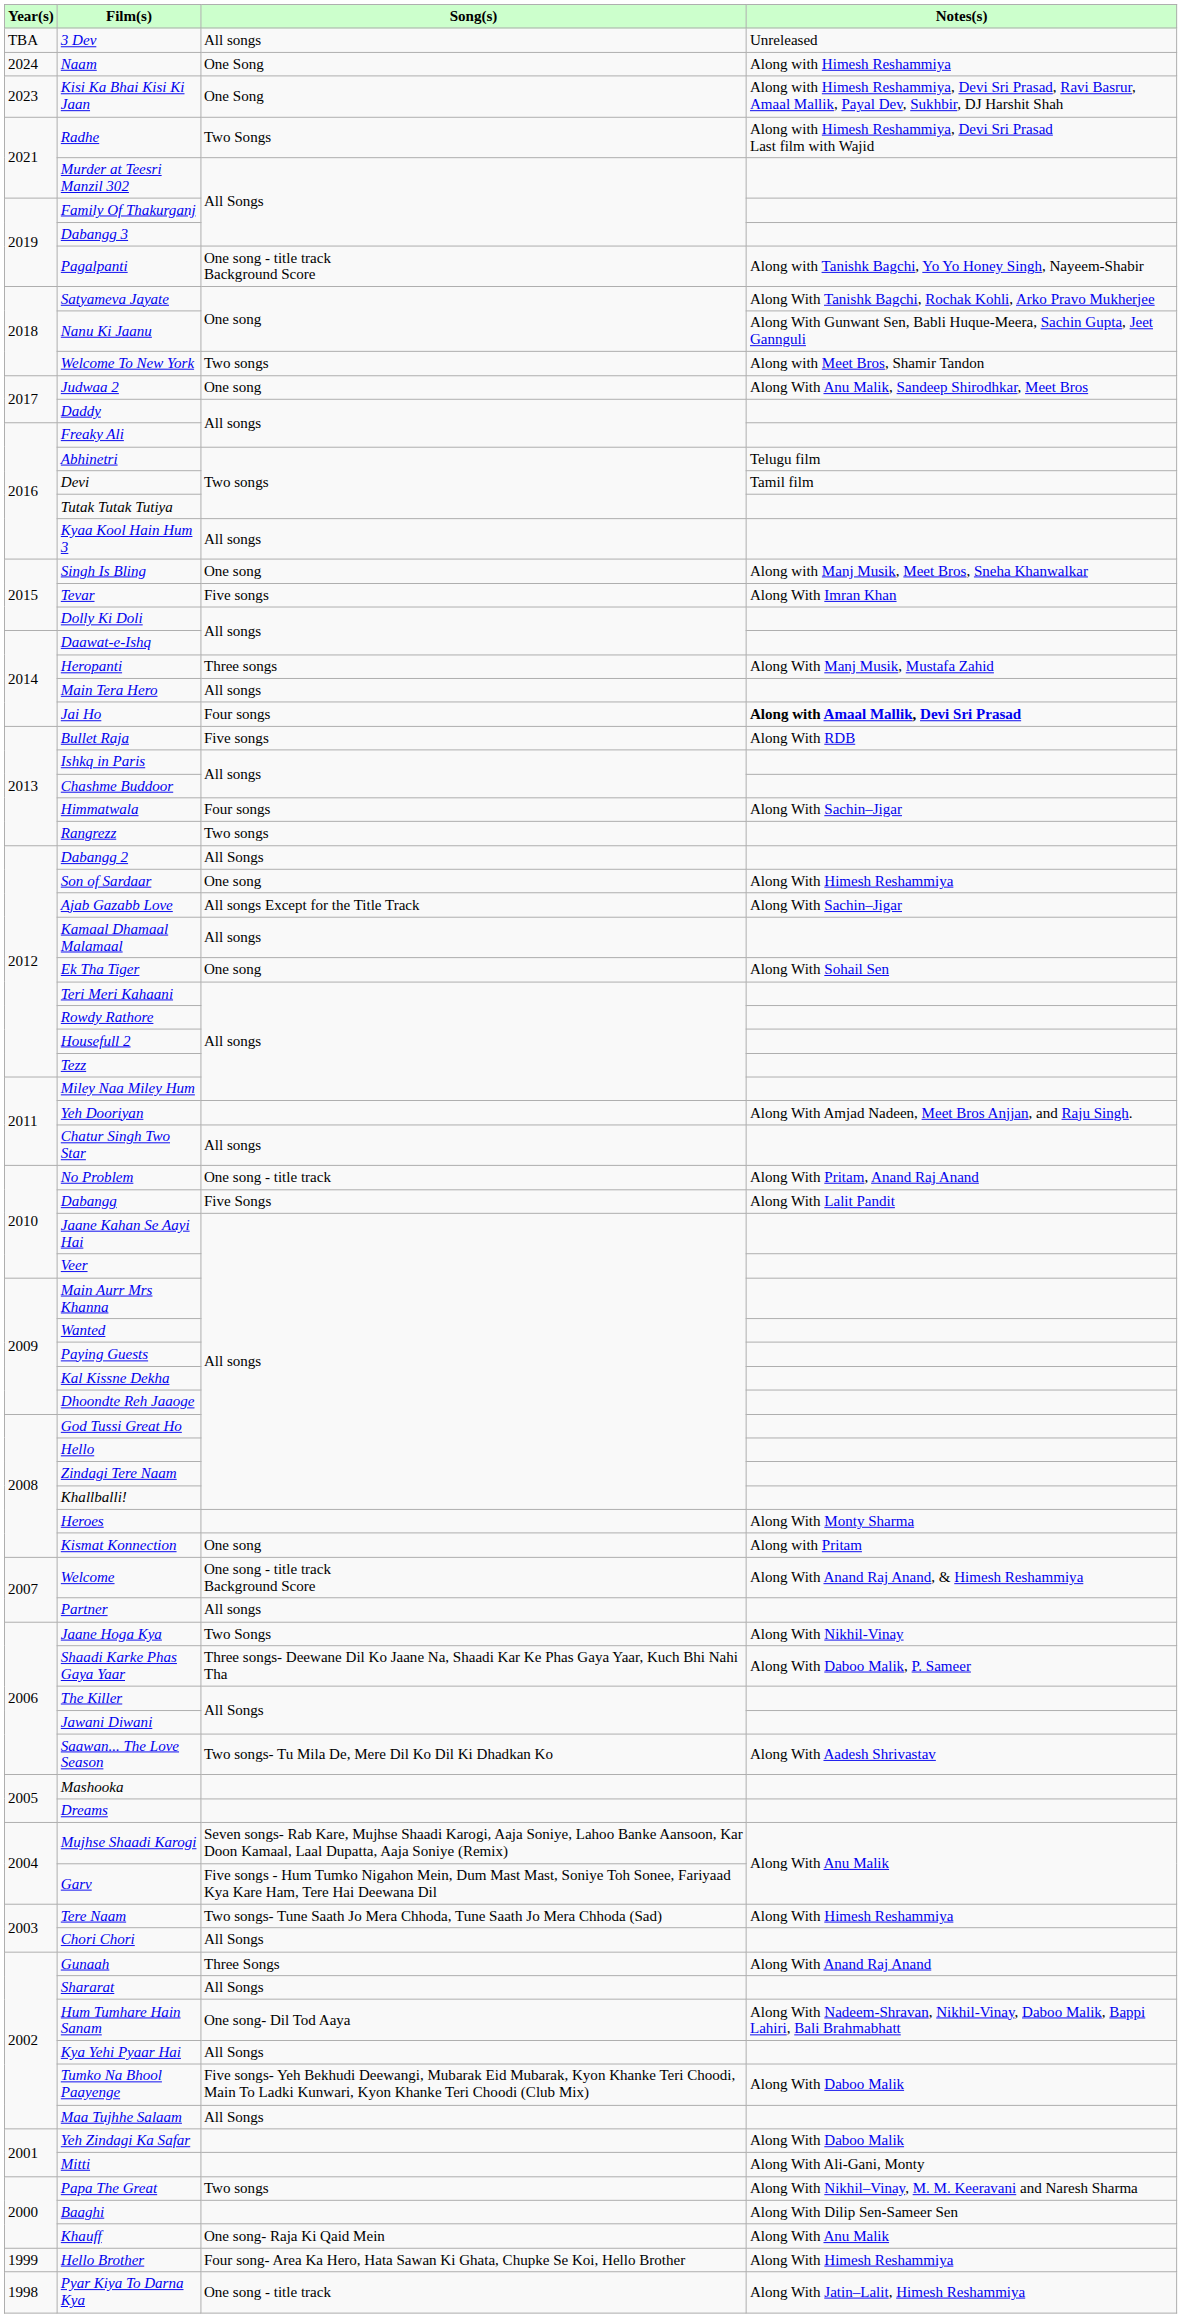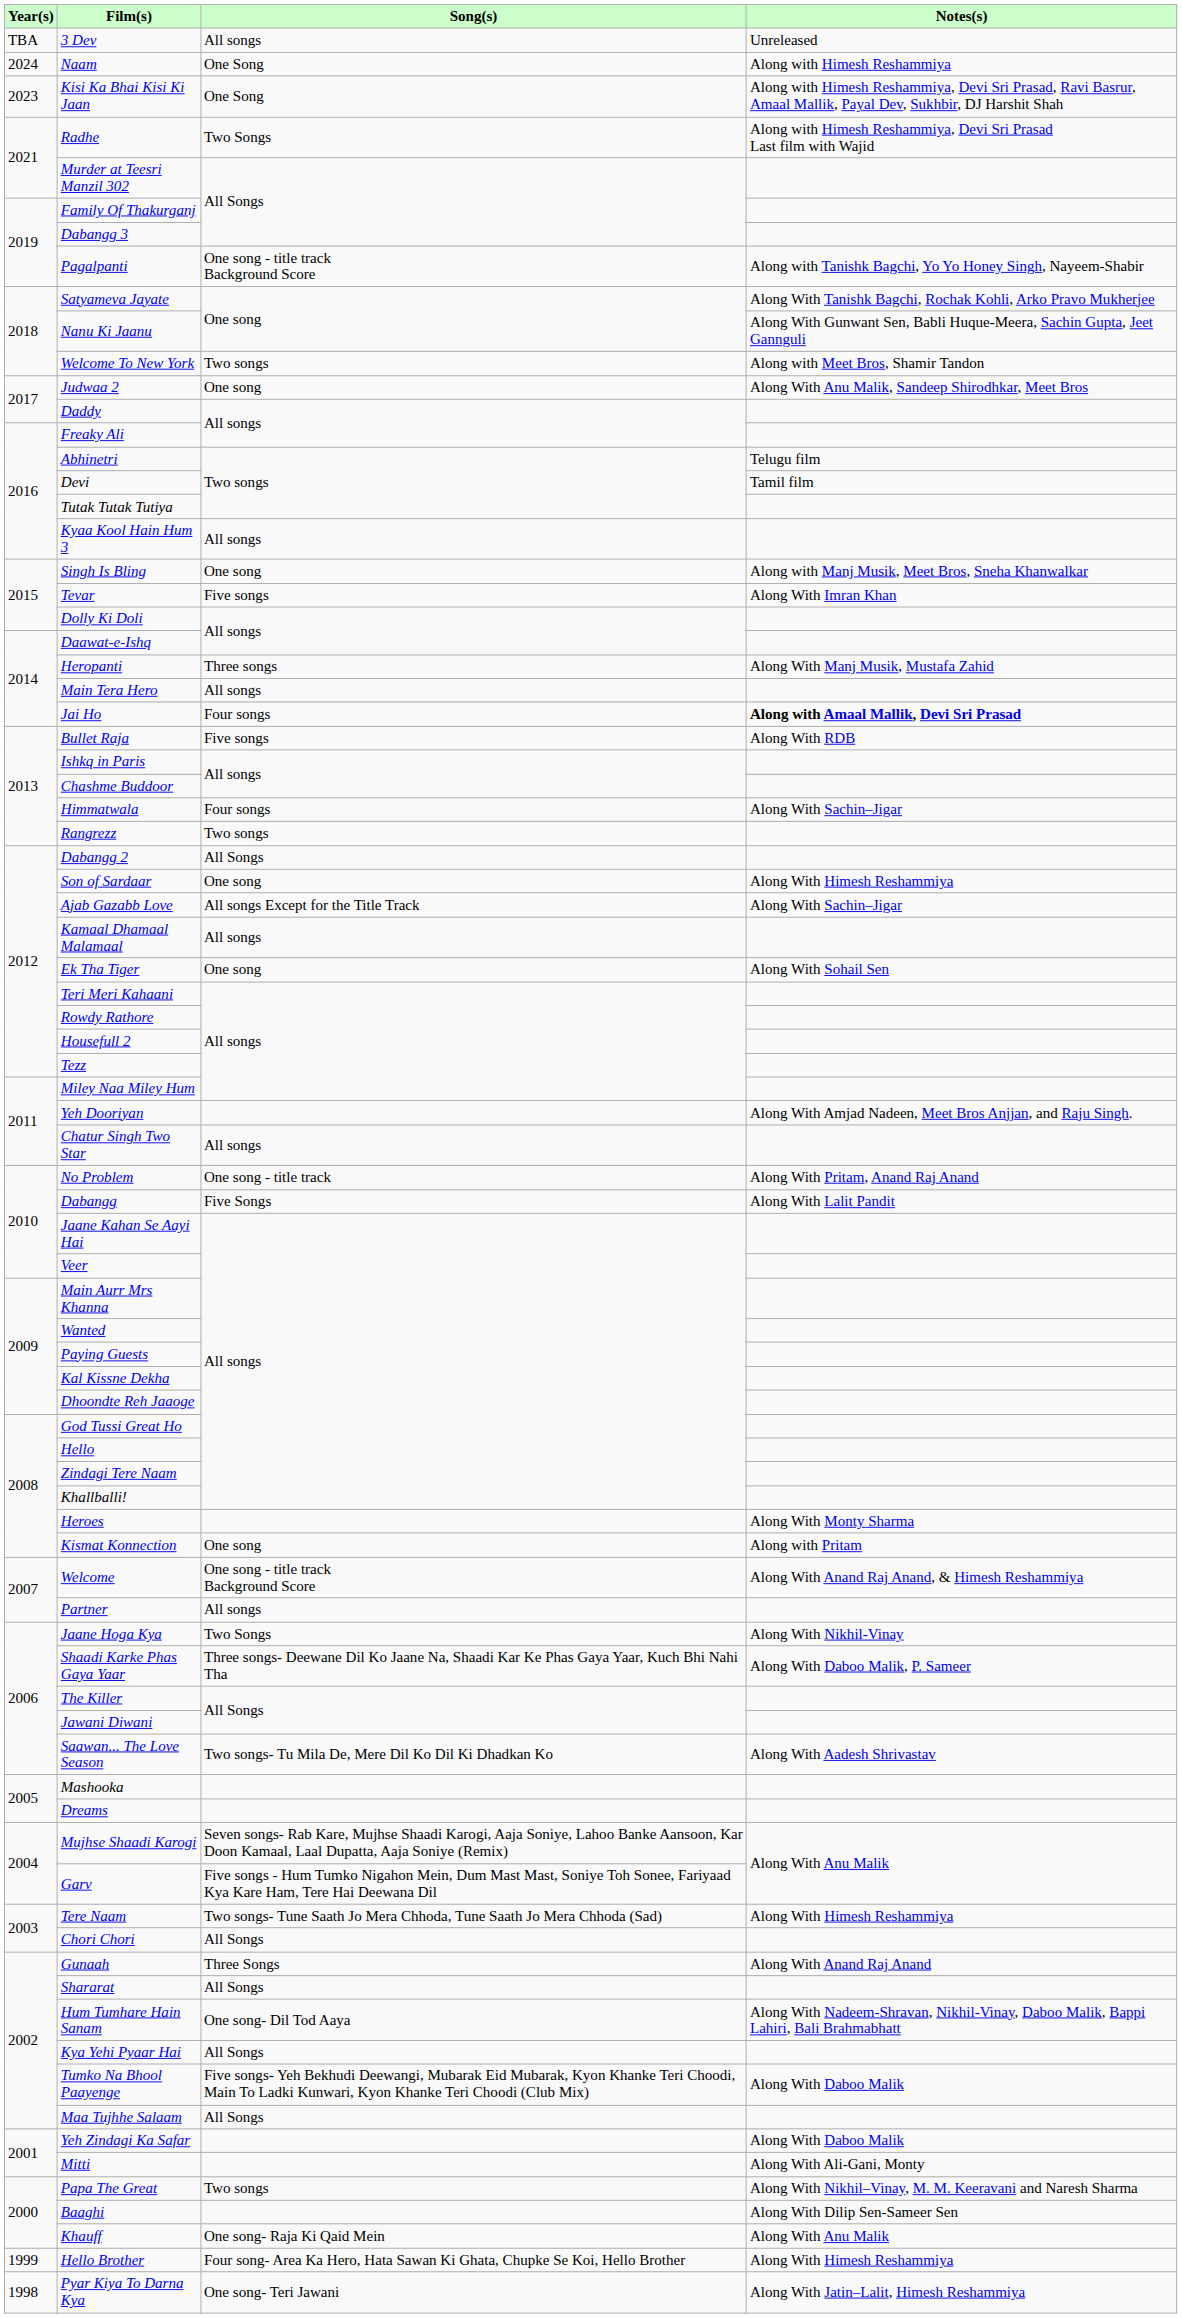(267, 2292) One song - title track -> (272, 2292) One song- Teri Jawani
